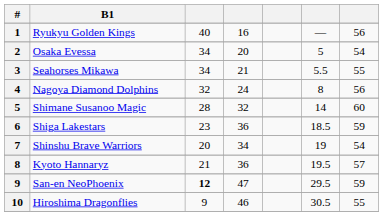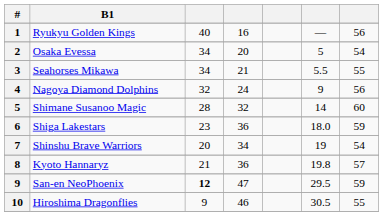(320, 89) 8 -> (320, 89) 9
(321, 126) 18.5 -> (321, 126) 18.0
(321, 164) 19.5 -> (321, 164) 19.8
